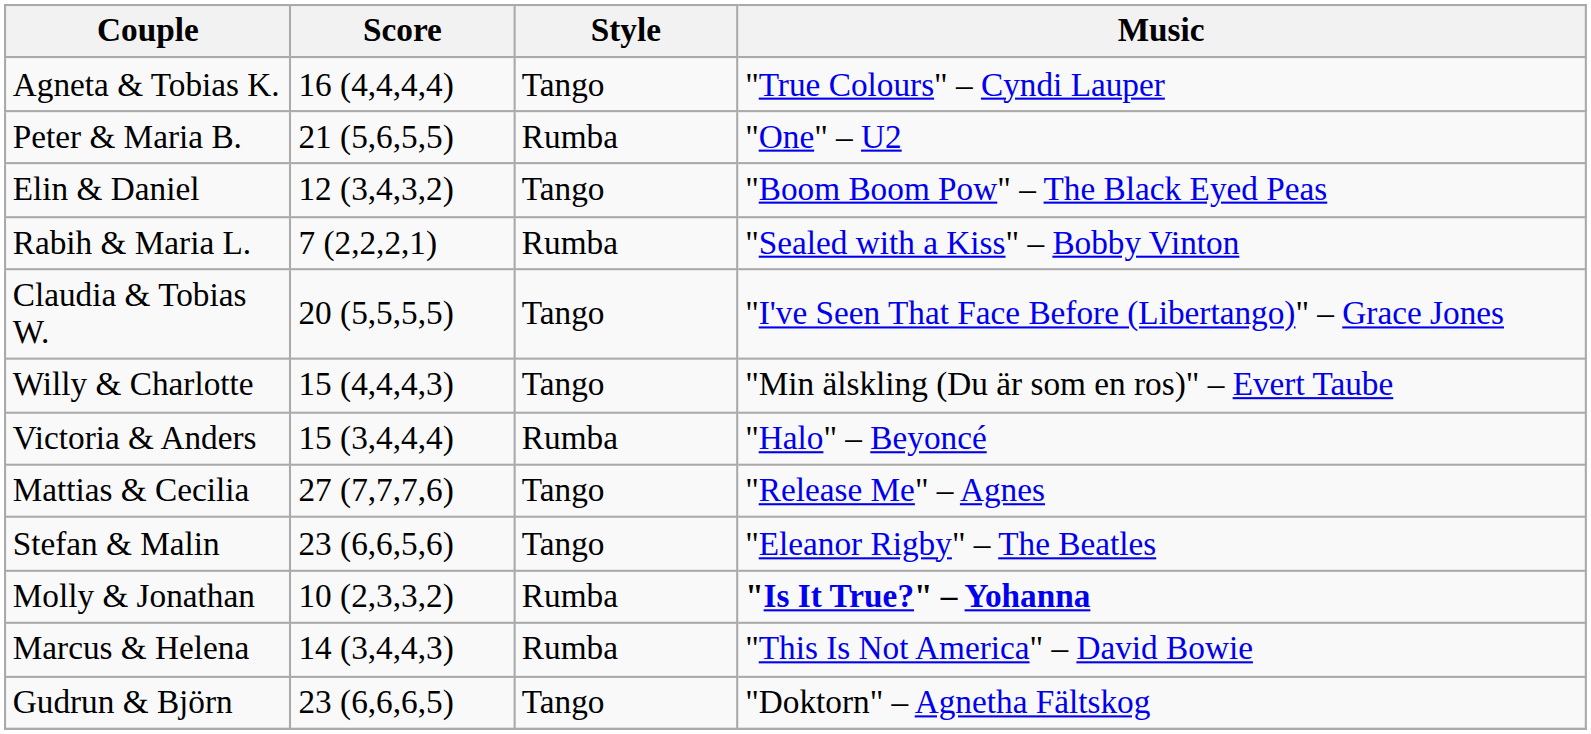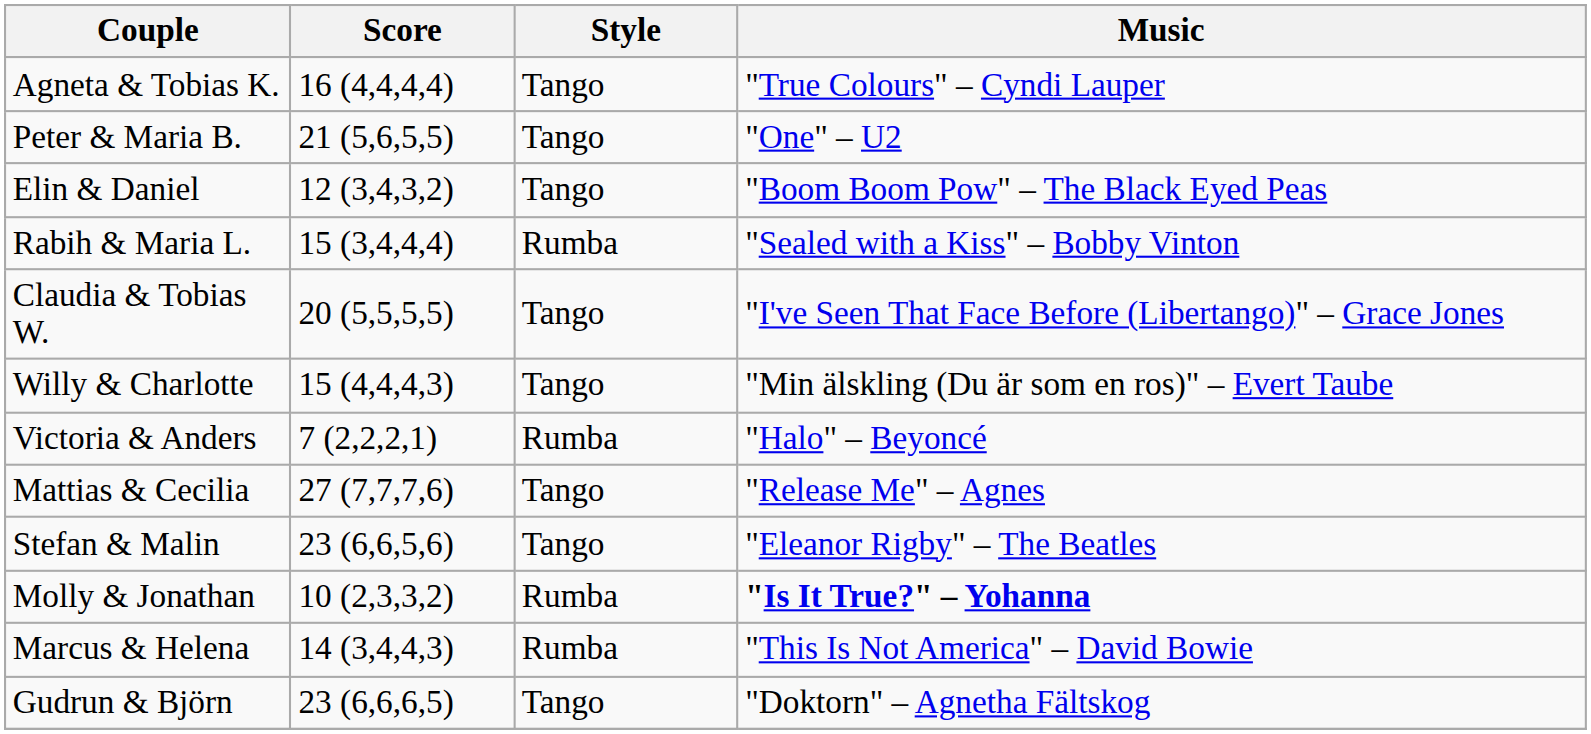(570, 136) Rumba -> (563, 136) Tango
(368, 242) 7 (2,2,2,1) -> (376, 242) 15 (3,4,4,4)
(376, 437) 15 (3,4,4,4) -> (368, 437) 7 (2,2,2,1)
